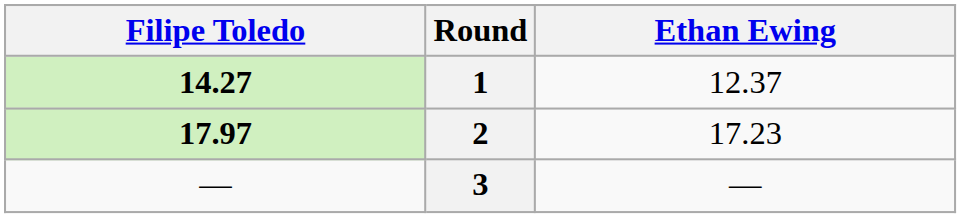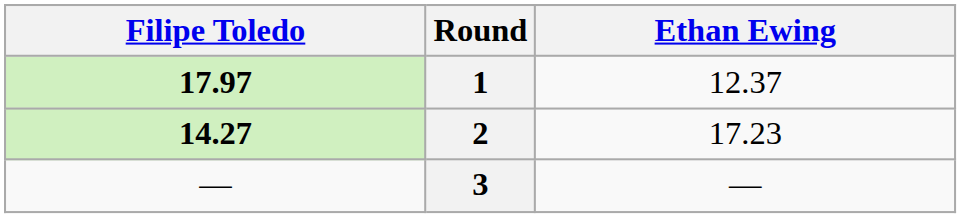(216, 81) 14.27 -> (216, 81) 17.97
(216, 133) 17.97 -> (216, 133) 14.27
